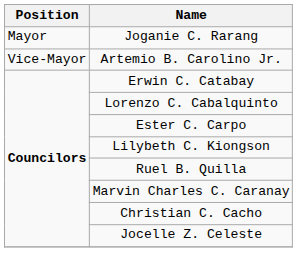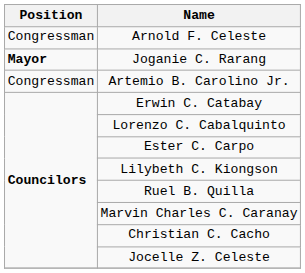+ row: (199, 37)
(27, 37) normal -> (27, 59) bold
(47, 59) Vice-Mayor -> (51, 81) Congressman
